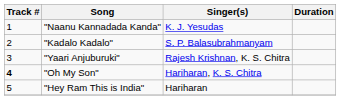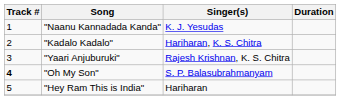(219, 42) S. P. Balasubrahmanyam -> (213, 42) Hariharan, K. S. Chitra
(213, 73) Hariharan, K. S. Chitra -> (219, 73) S. P. Balasubrahmanyam
